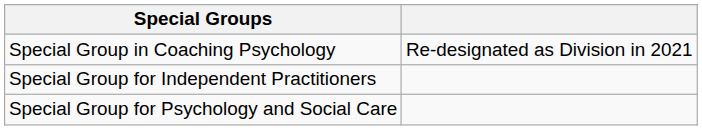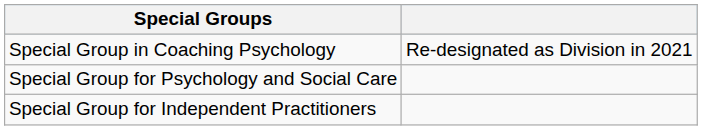rows swapped: (193, 79) <-> (203, 109)
